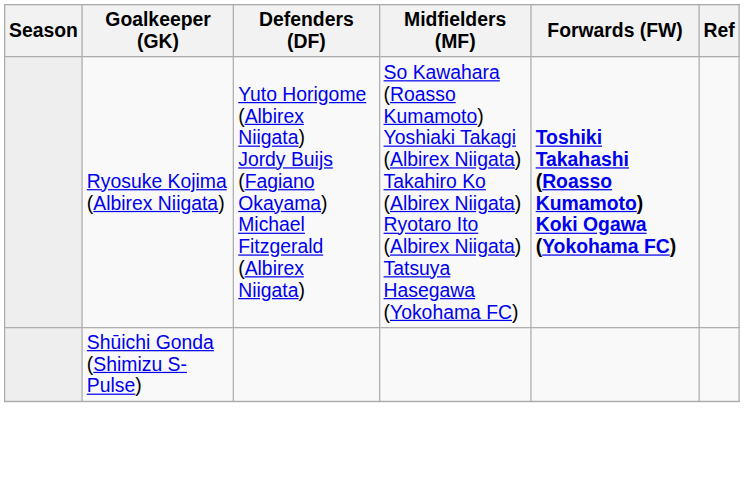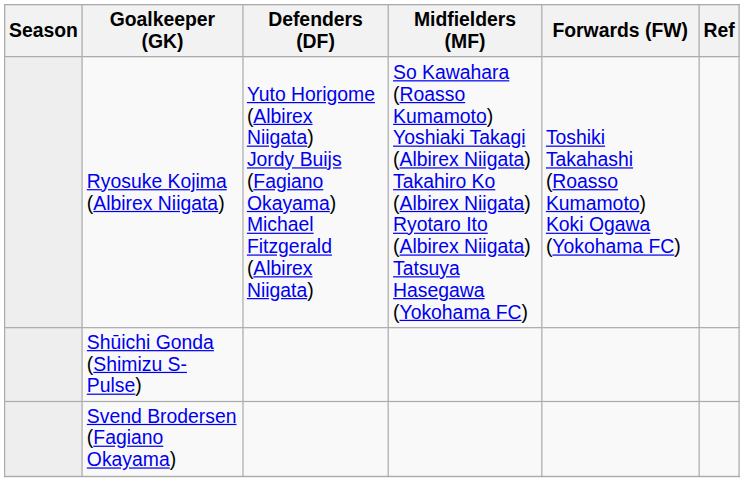(606, 192) bold -> (613, 192) normal
+ row: (162, 438)
